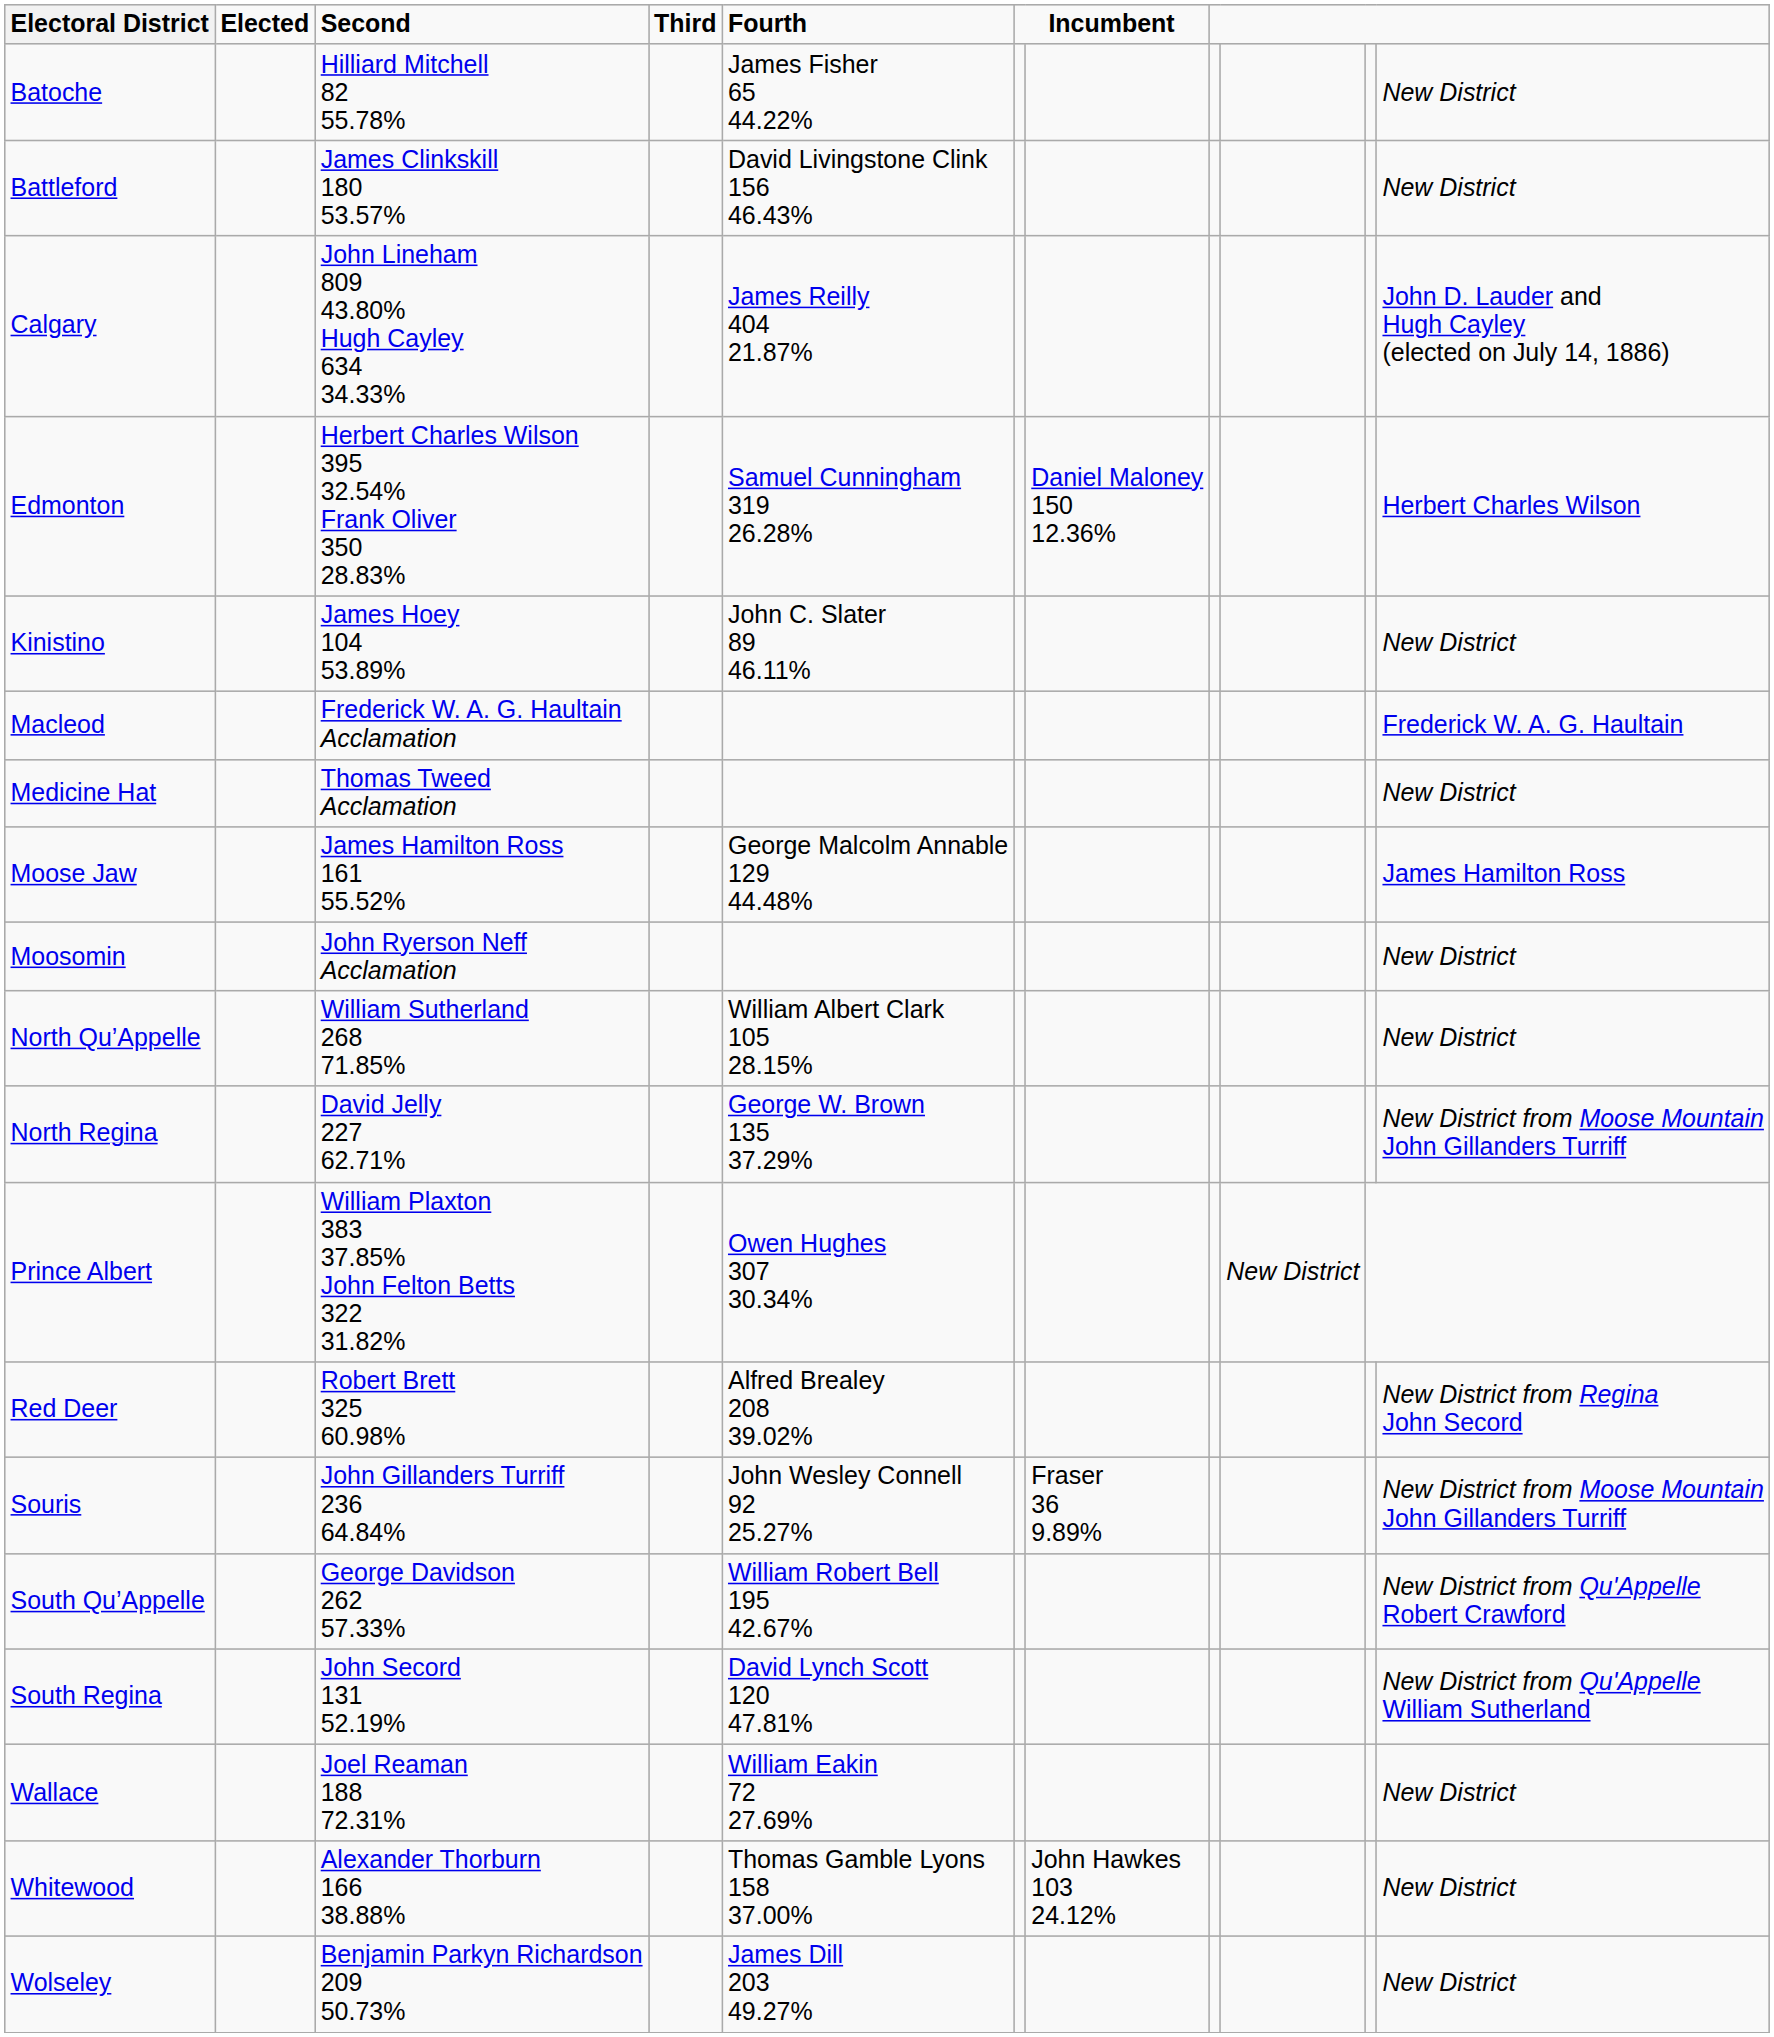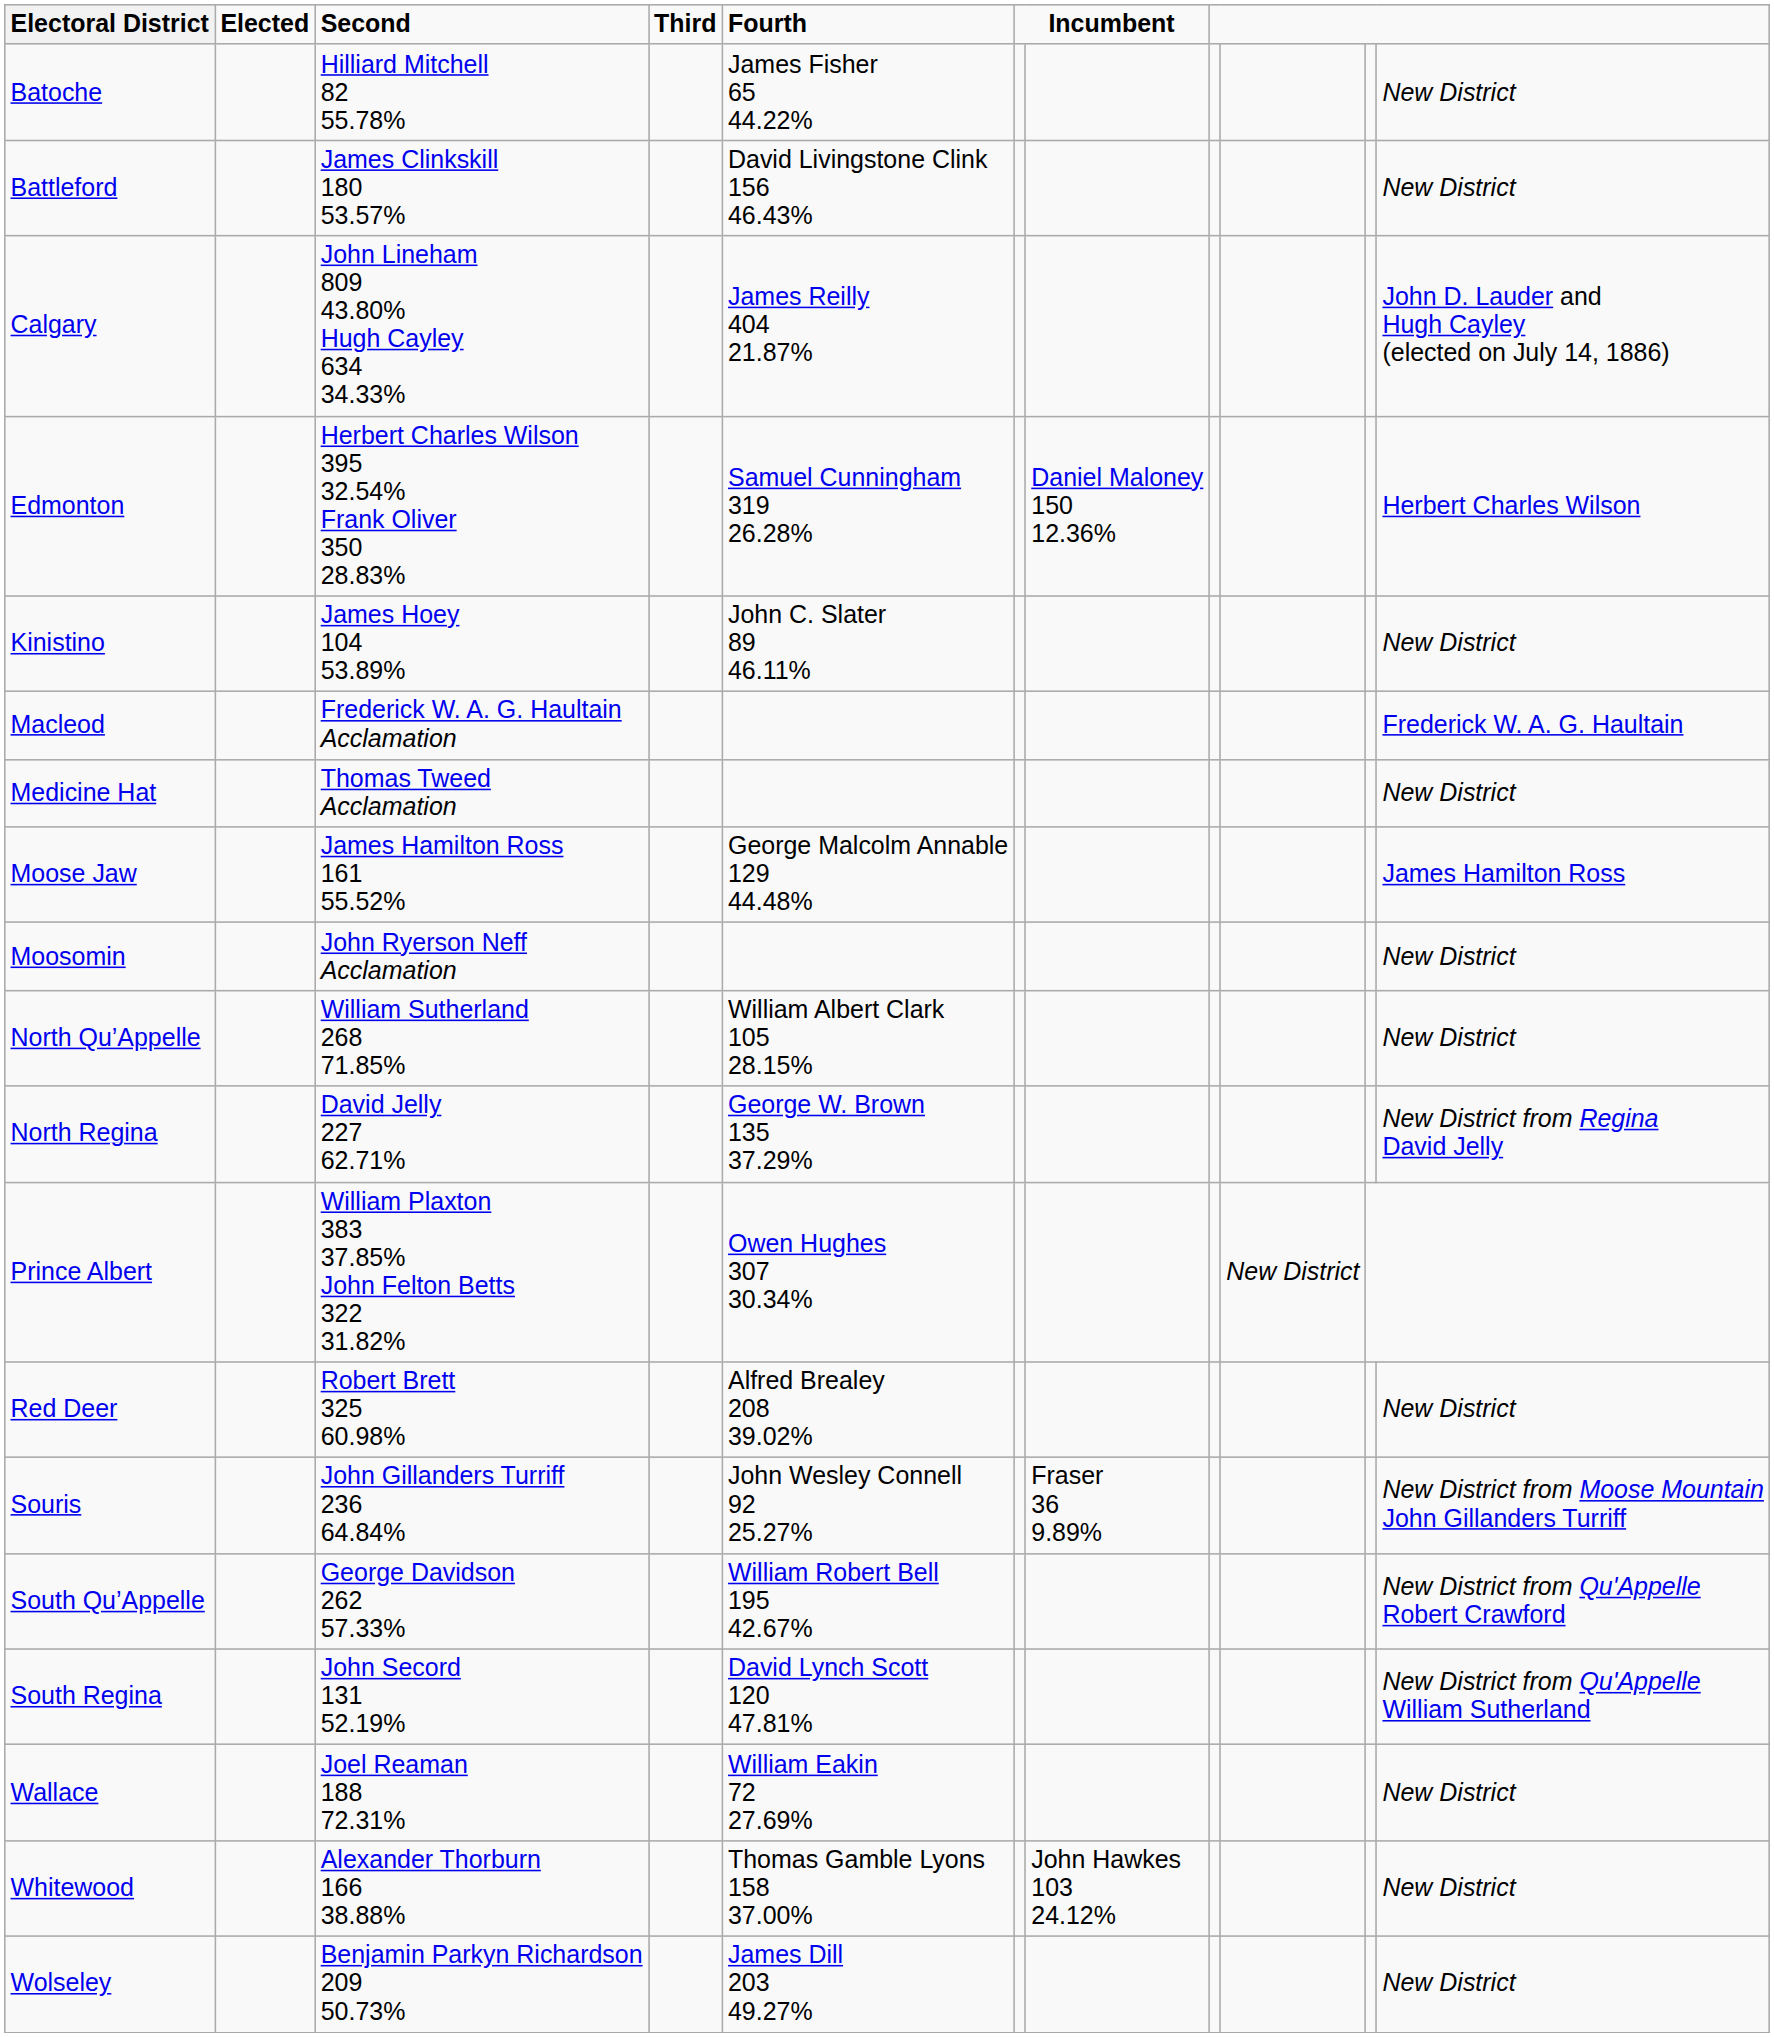(1573, 1133) New District from Moose Mountain John Gillanders Turriff -> (1520, 1133) New District from Regina David Jelly
(1520, 1409) New District from Regina John Secord -> (1449, 1409) New District
